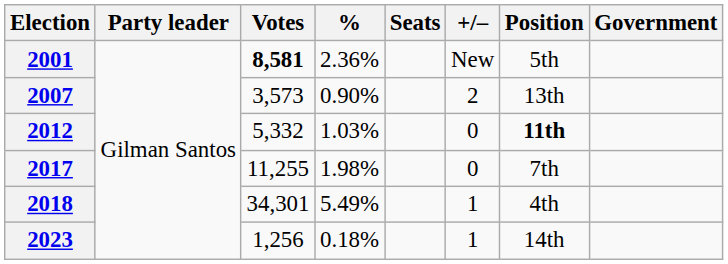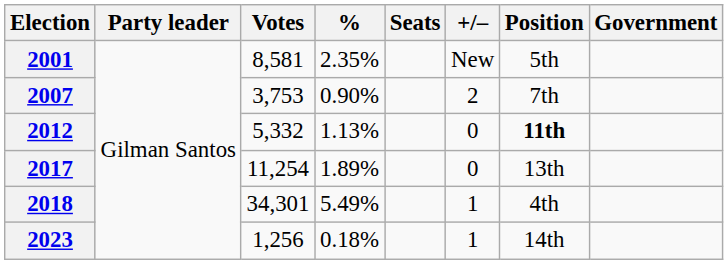(278, 58) bold -> (278, 58) normal
(350, 58) 2.36% -> (350, 58) 2.35%
(278, 95) 3,573 -> (278, 95) 3,753
(544, 95) 13th -> (544, 95) 7th
(350, 131) 1.03% -> (350, 131) 1.13%
(278, 167) 11,255 -> (278, 167) 11,254
(350, 167) 1.98% -> (350, 167) 1.89%
(544, 167) 7th -> (544, 167) 13th
